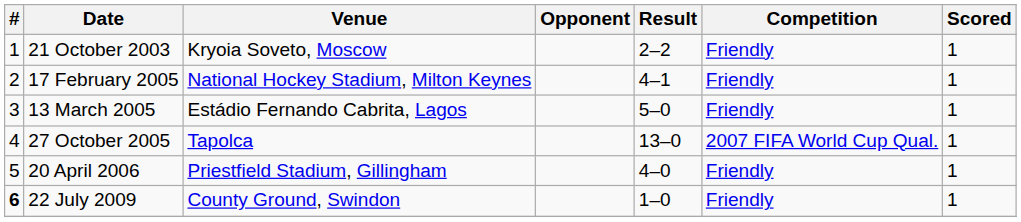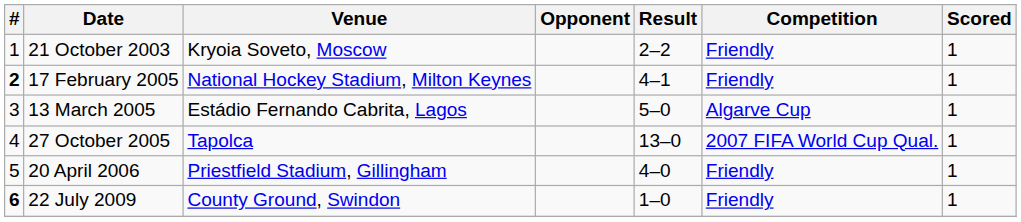(14, 79) normal -> (14, 79) bold
(740, 110) Friendly -> (758, 110) Algarve Cup
